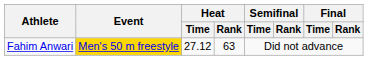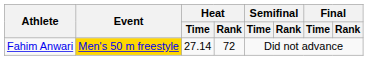(198, 47) 27.12 -> (198, 47) 27.14
(229, 47) 63 -> (229, 47) 72
